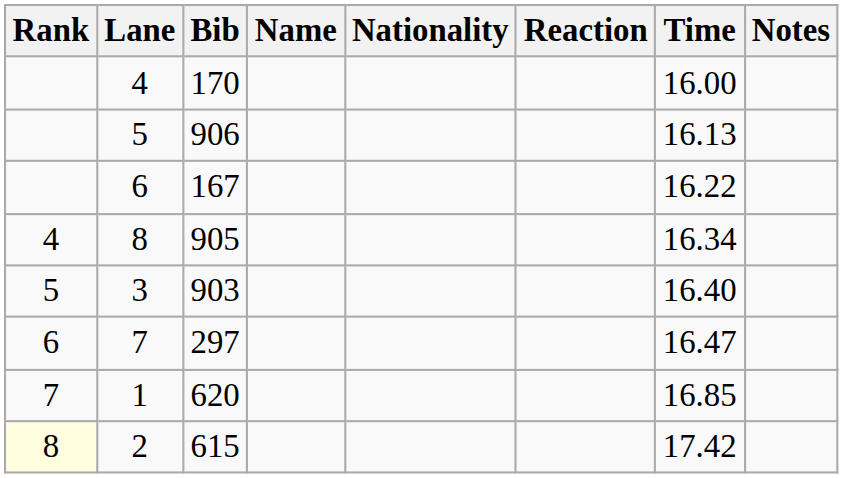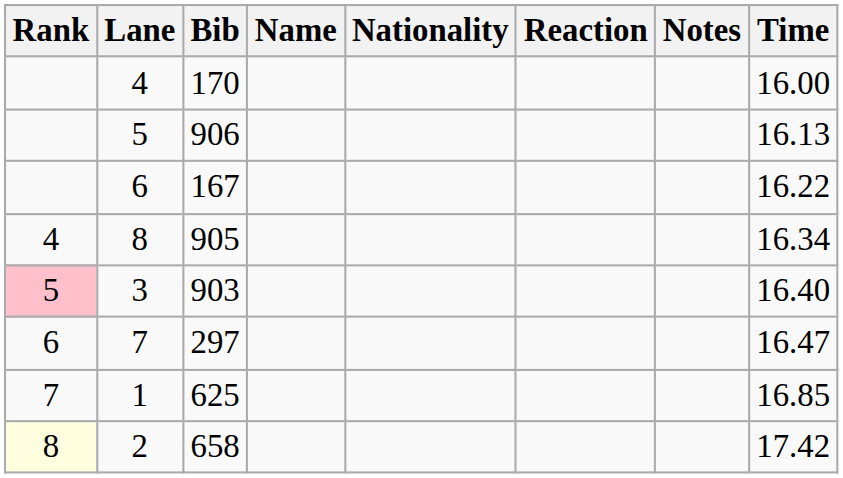columns swapped: (700, 30) <-> (791, 30)
(51, 290) no background -> (51, 290) pink background
(215, 394) 620 -> (215, 394) 625
(215, 446) 615 -> (215, 446) 658
